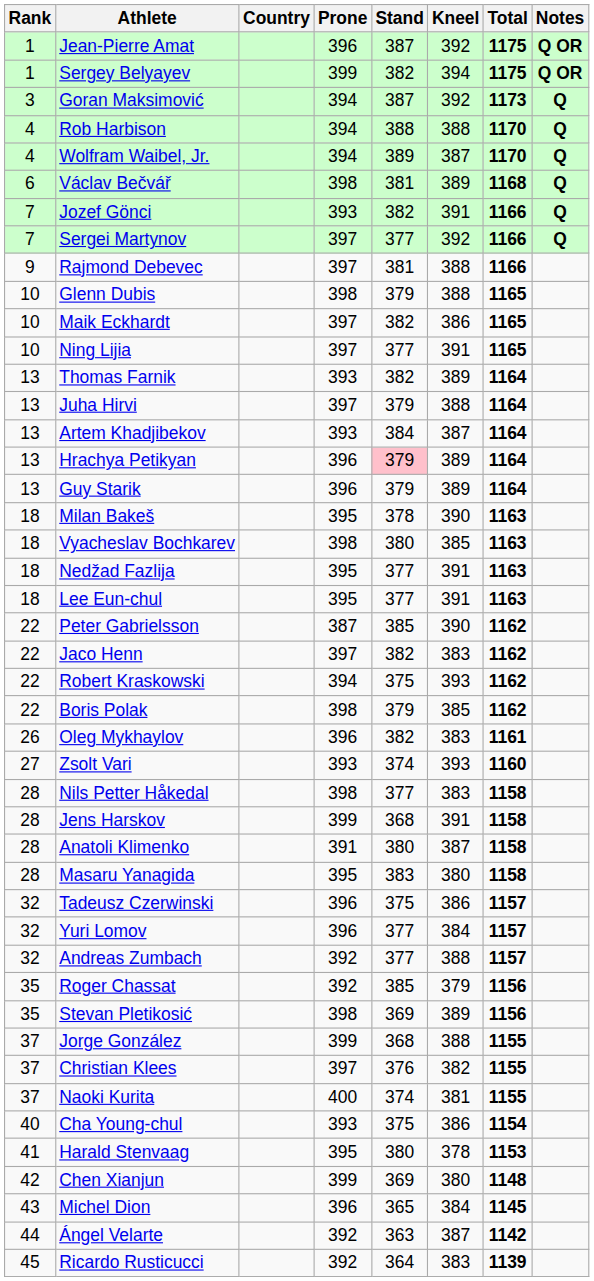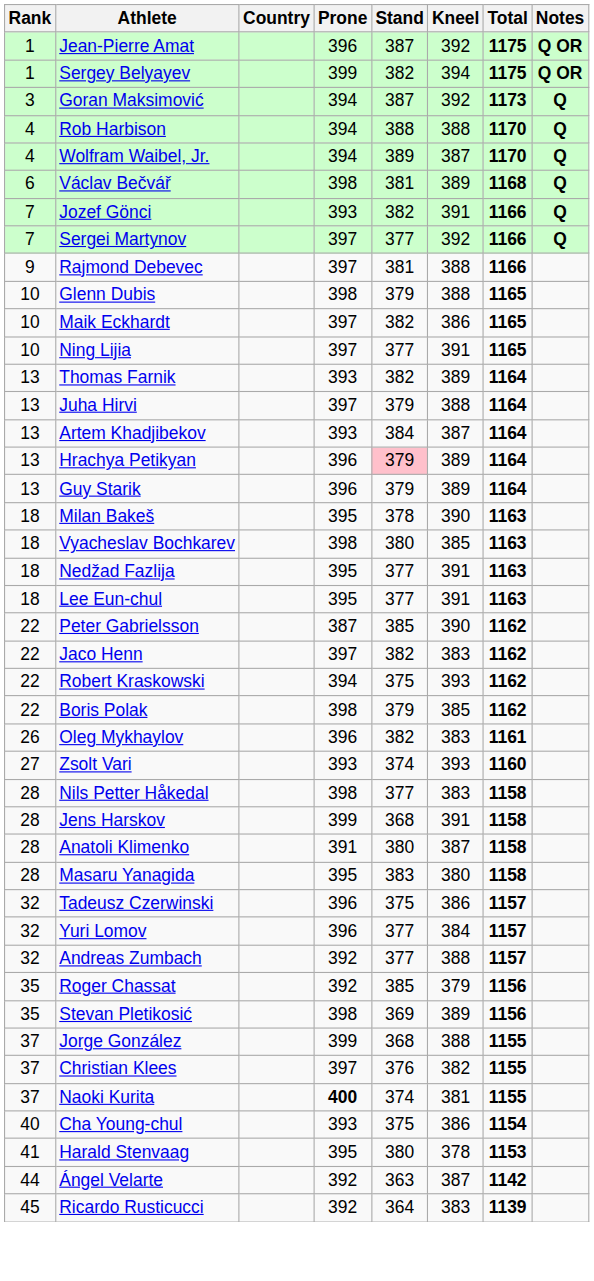(343, 1097) normal -> (343, 1097) bold
- row: (112, 1179)
- row: (105, 1207)
